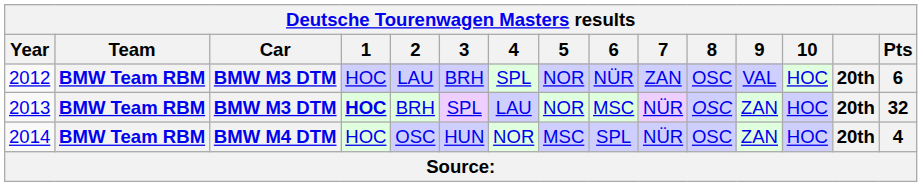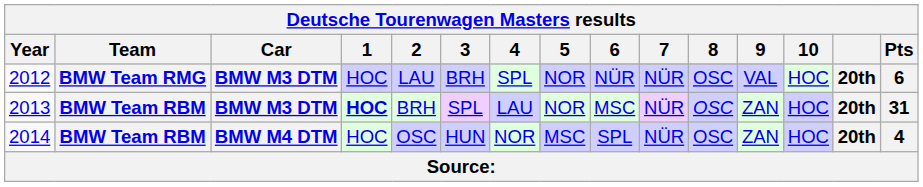(132, 78) BMW Team RBM -> (133, 78) BMW Team RMG
(663, 78) ZAN -> (664, 78) NÜR
(898, 108) 32 -> (899, 108) 31
